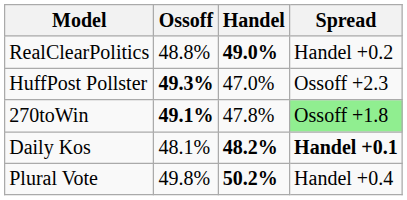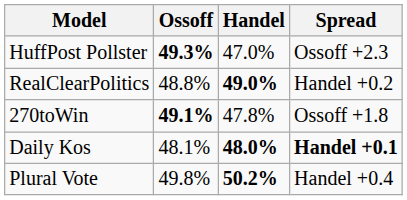rows swapped: (78, 83) <-> (79, 52)
(341, 115) lightgreen background -> (341, 115) no background
(250, 147) 48.2% -> (250, 147) 48.0%
